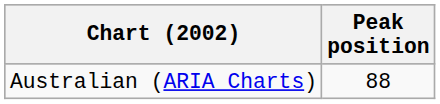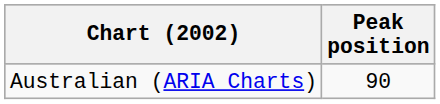(378, 82) 88 -> (378, 82) 90
